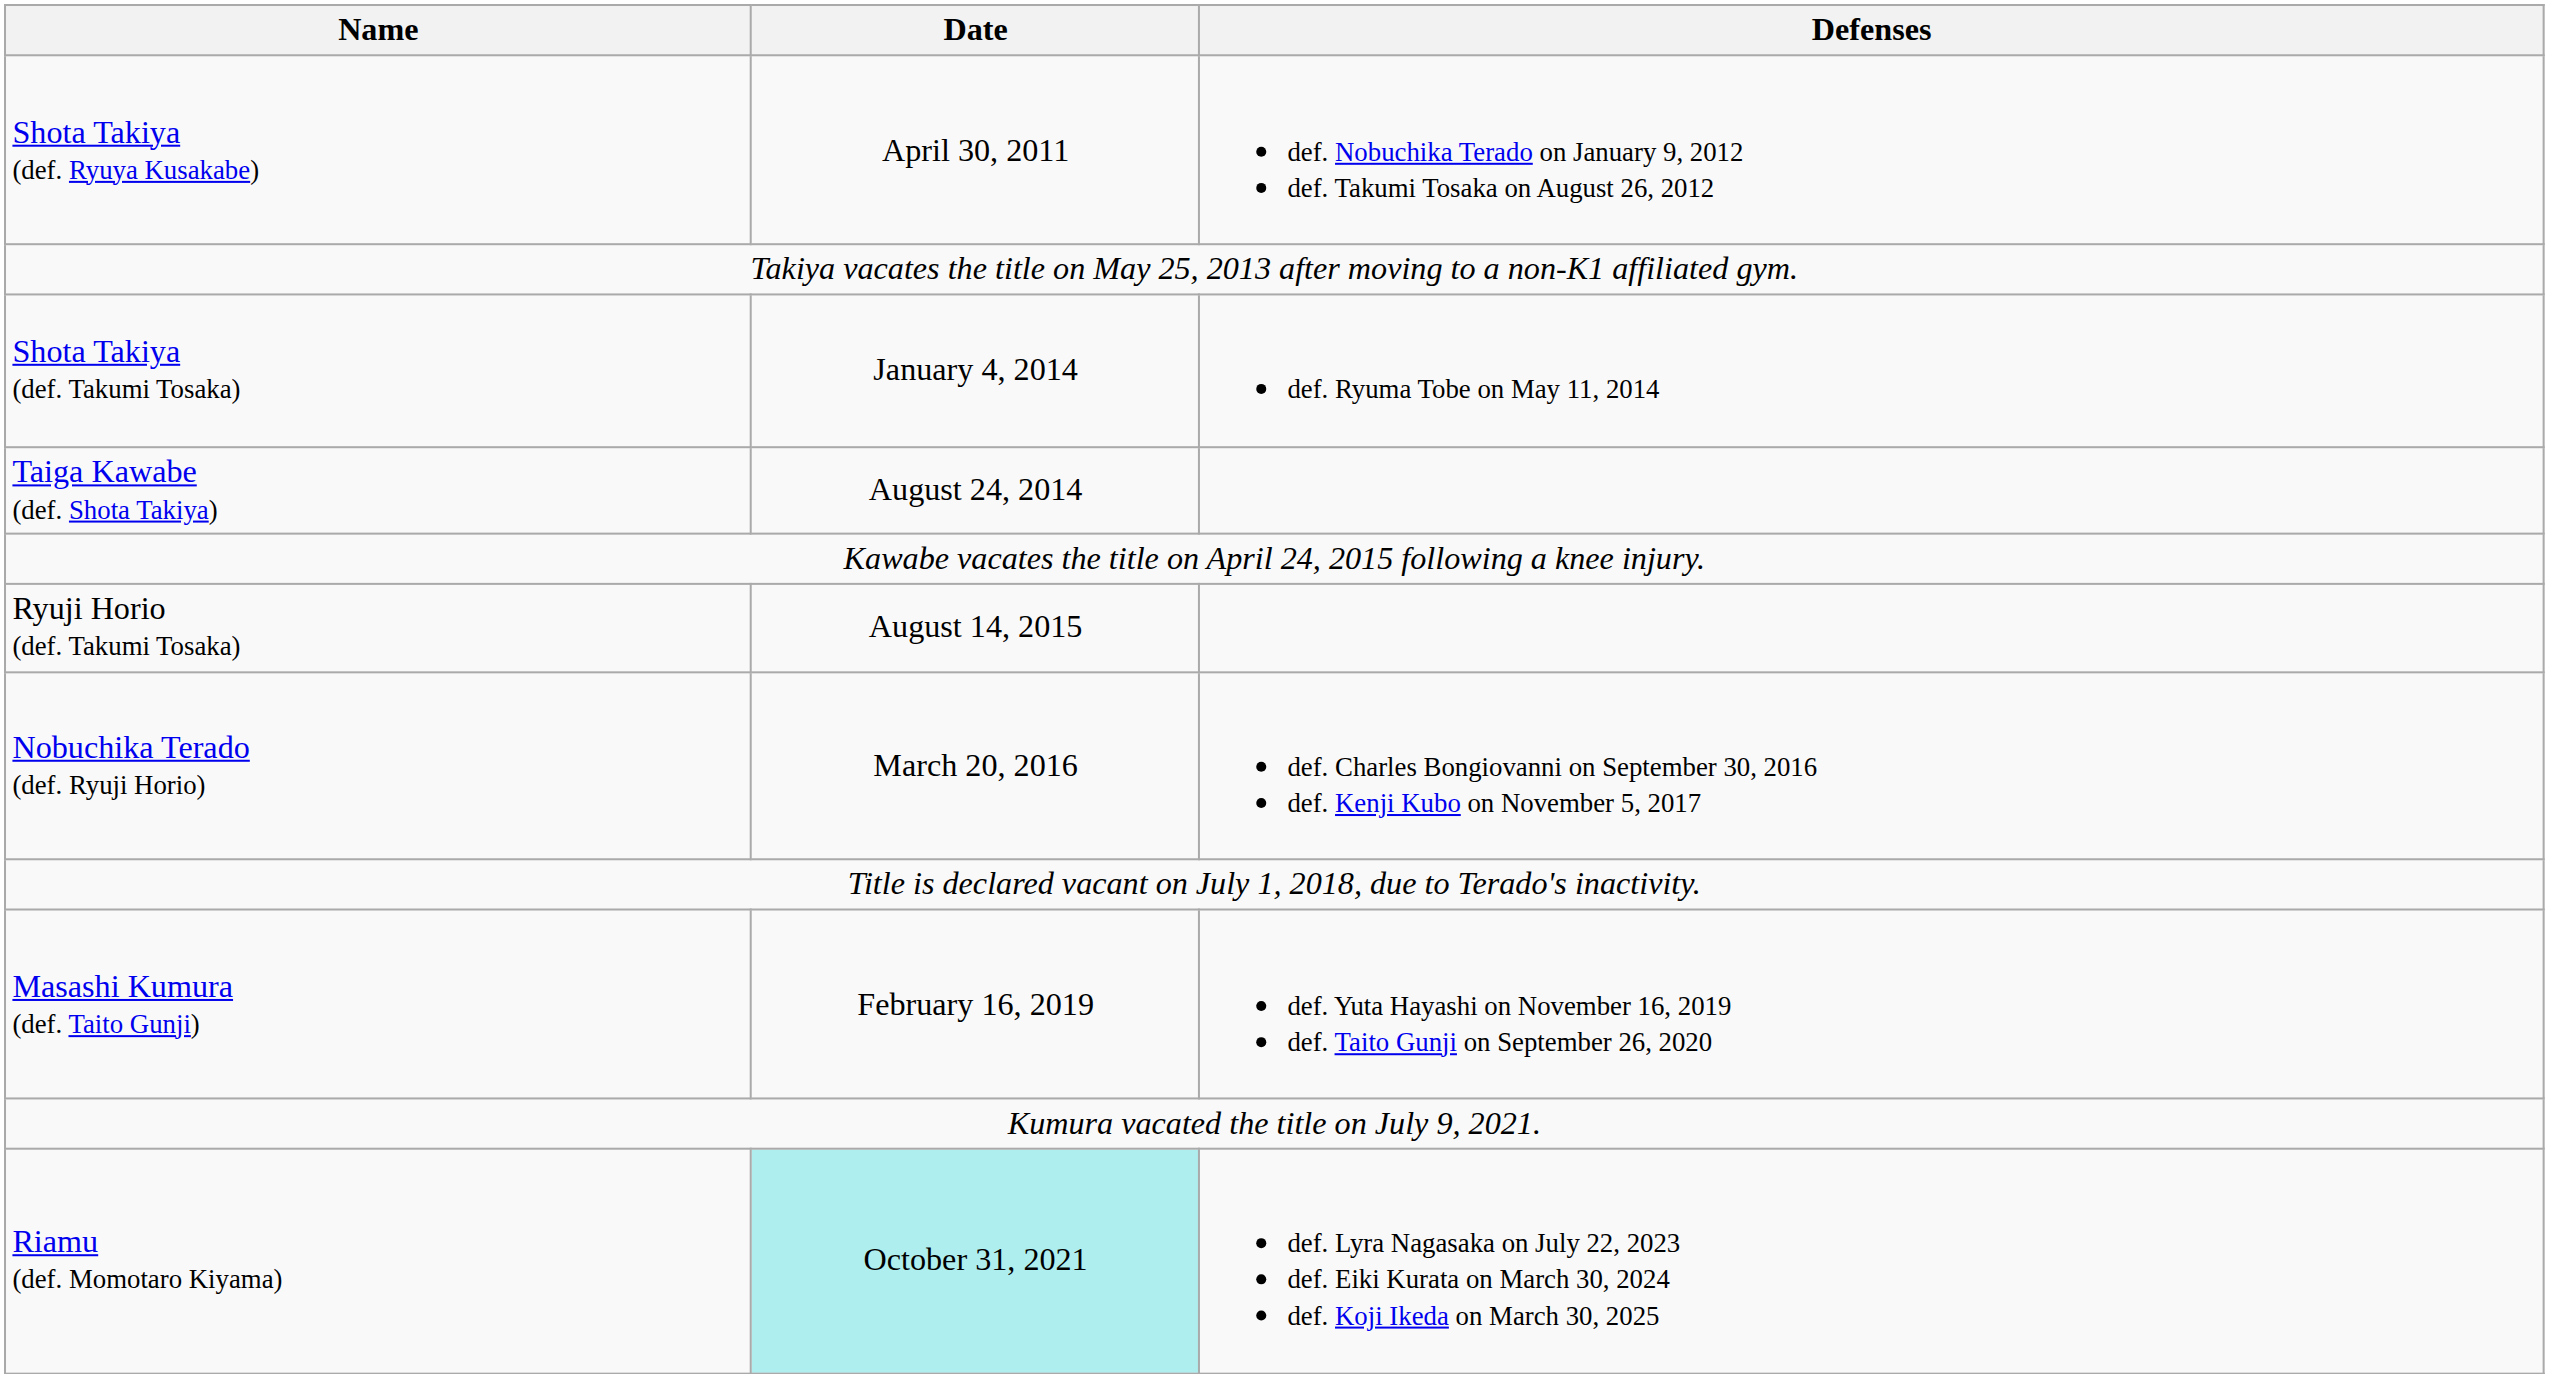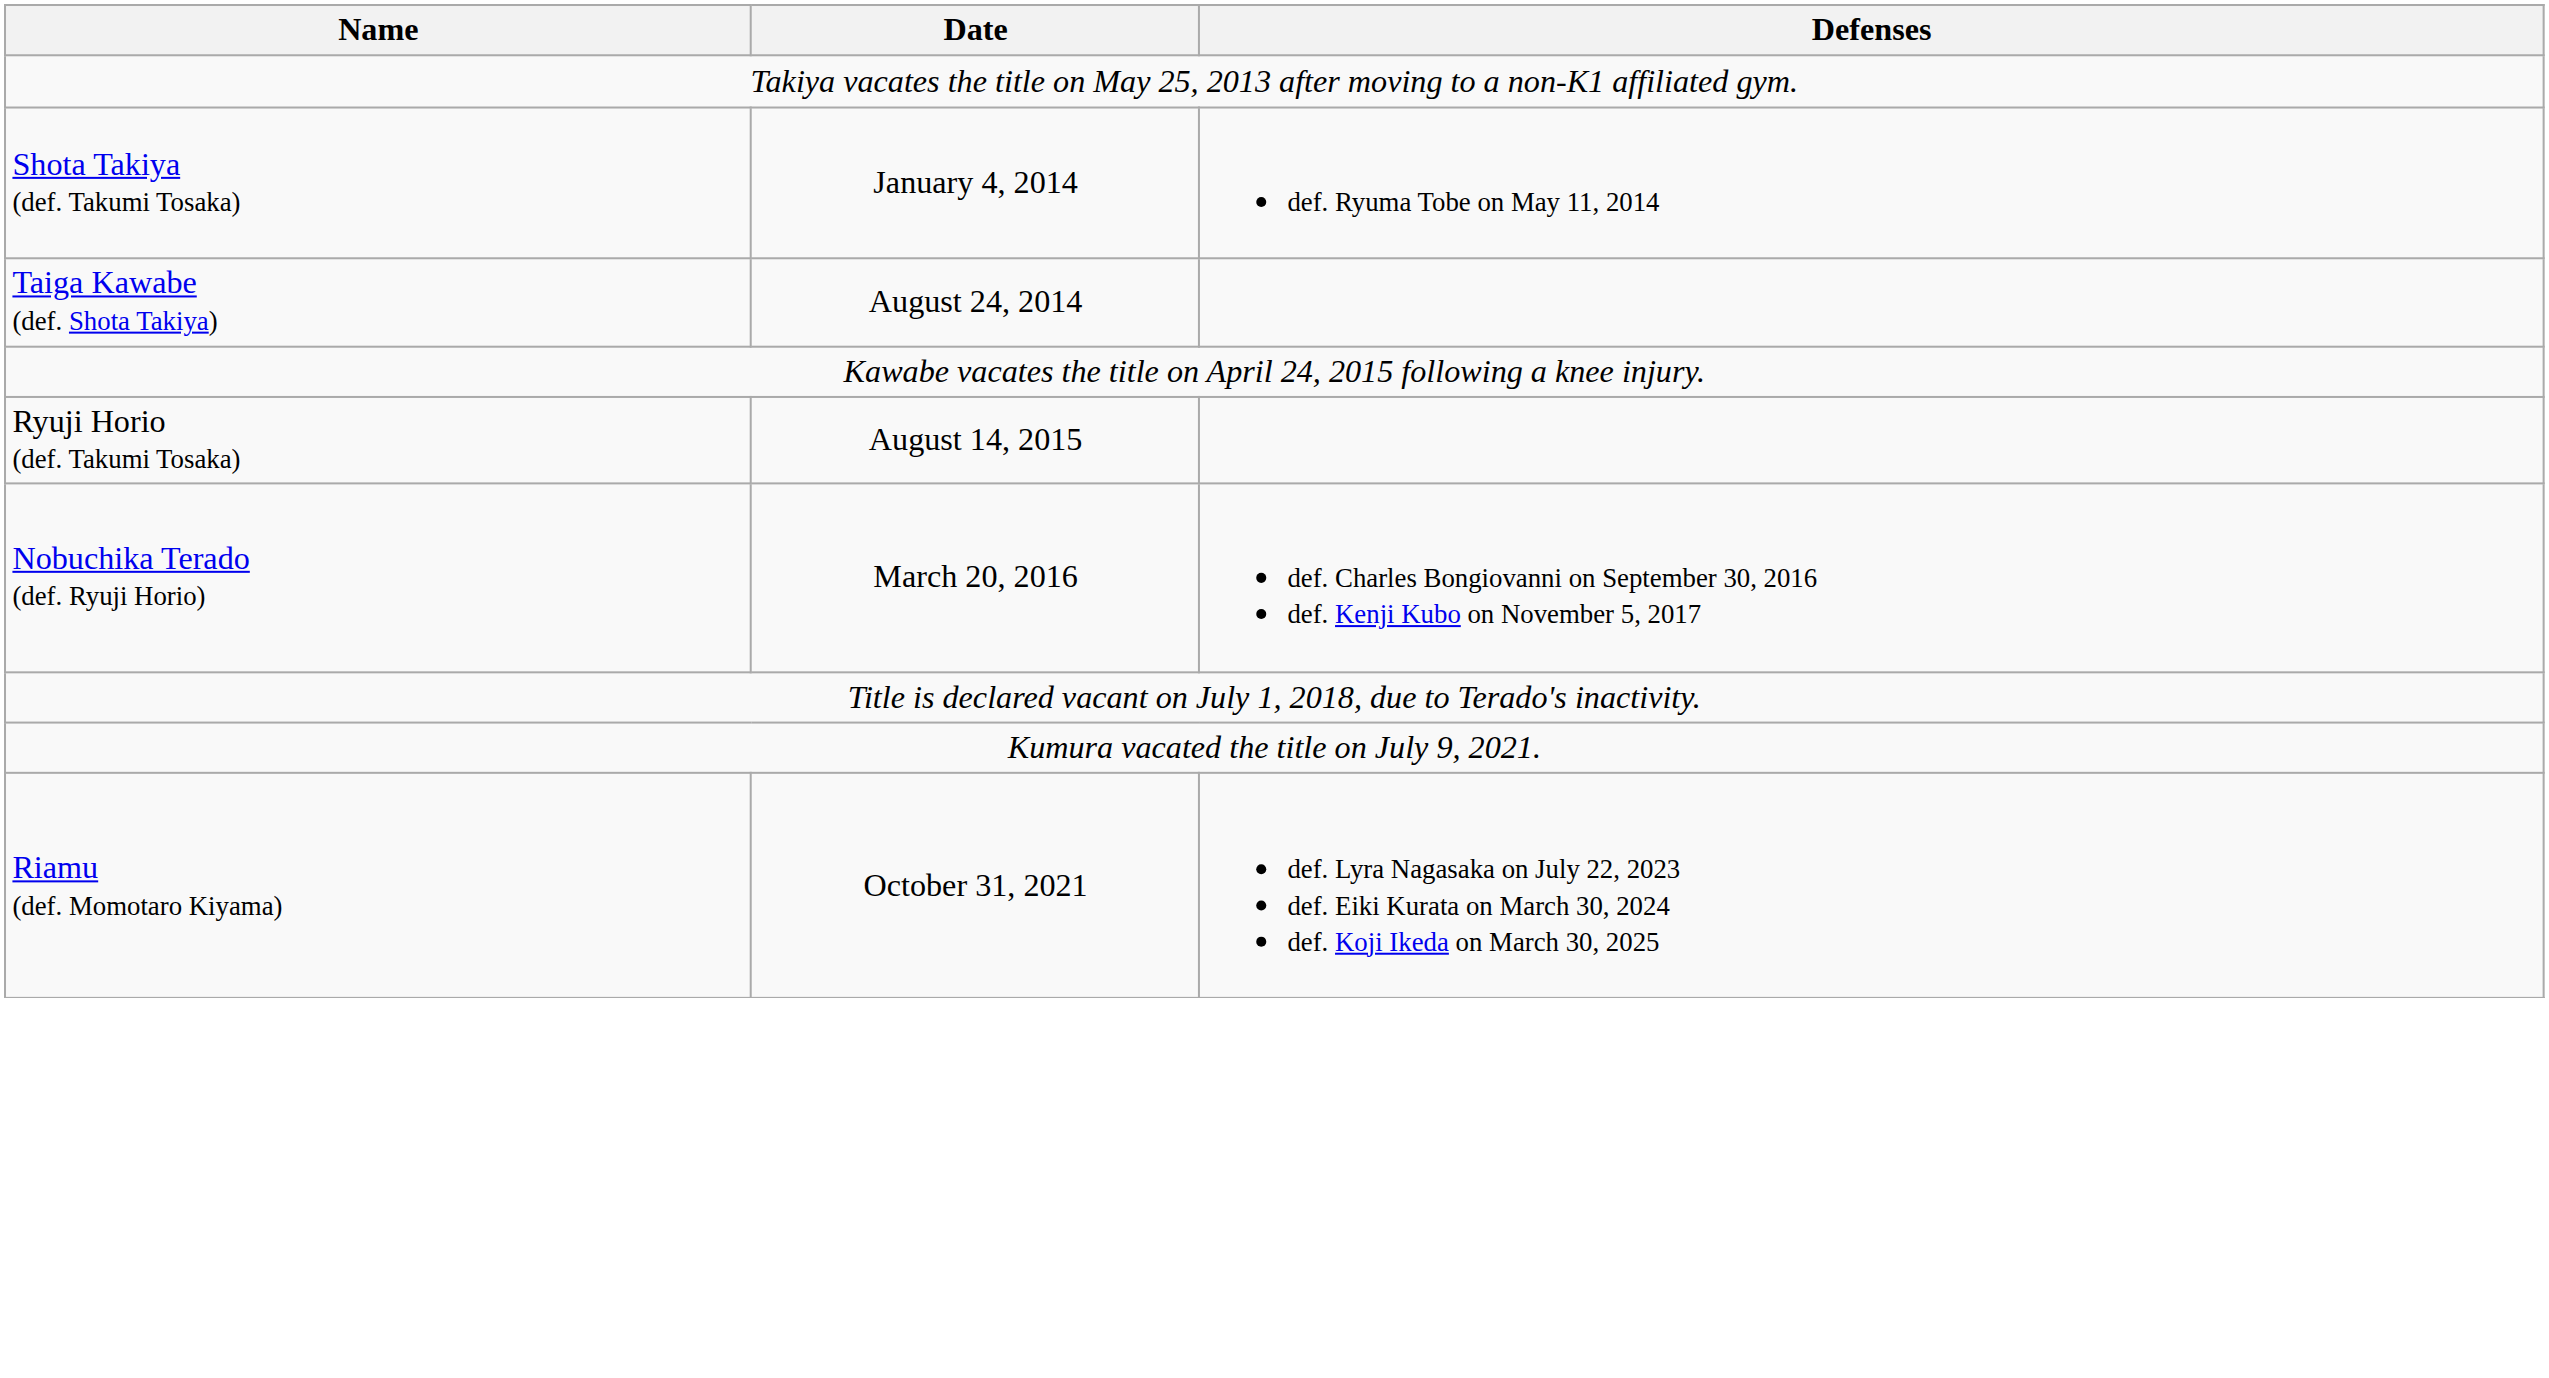- row: (136, 149)
- row: (123, 1003)
(976, 1260) paleturquoise background -> (976, 885) no background
